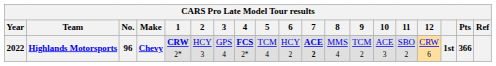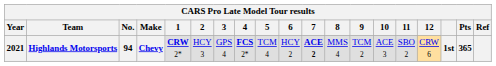(15, 48) 2022 -> (15, 48) 2021
(128, 48) 96 -> (128, 48) 94
(465, 48) 366 -> (465, 48) 365
